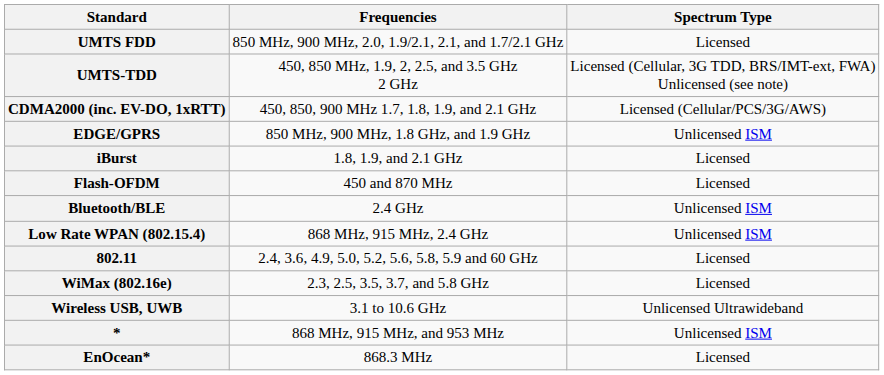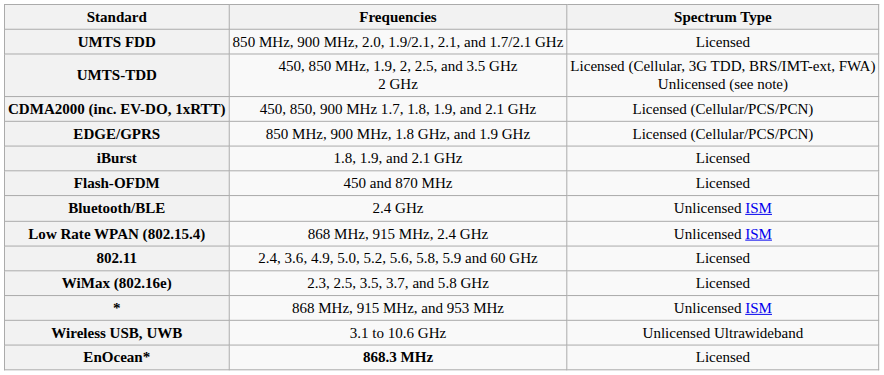(723, 109) Licensed (Cellular/PCS/3G/AWS) -> (723, 109) Licensed (Cellular/PCS/PCN)
(723, 134) Unlicensed ISM -> (723, 134) Licensed (Cellular/PCS/PCN)
rows swapped: (117, 307) <-> (117, 332)
(398, 357) normal -> (398, 357) bold
